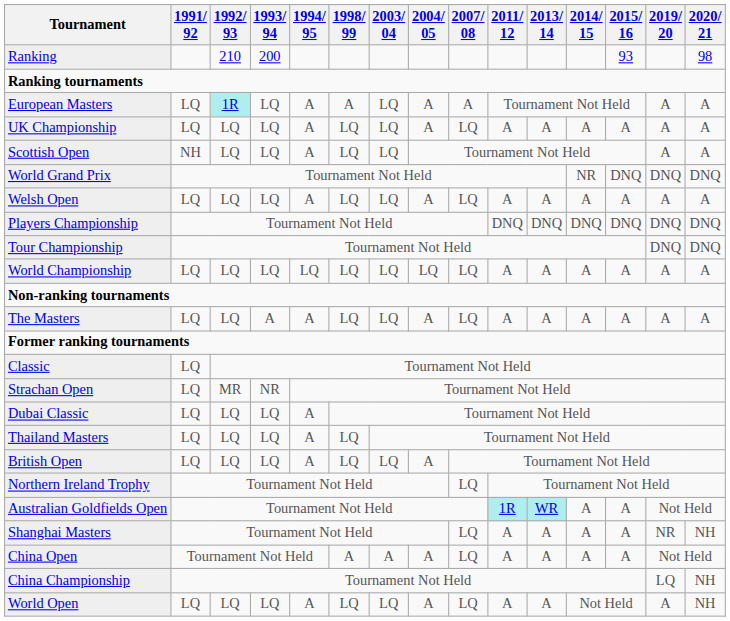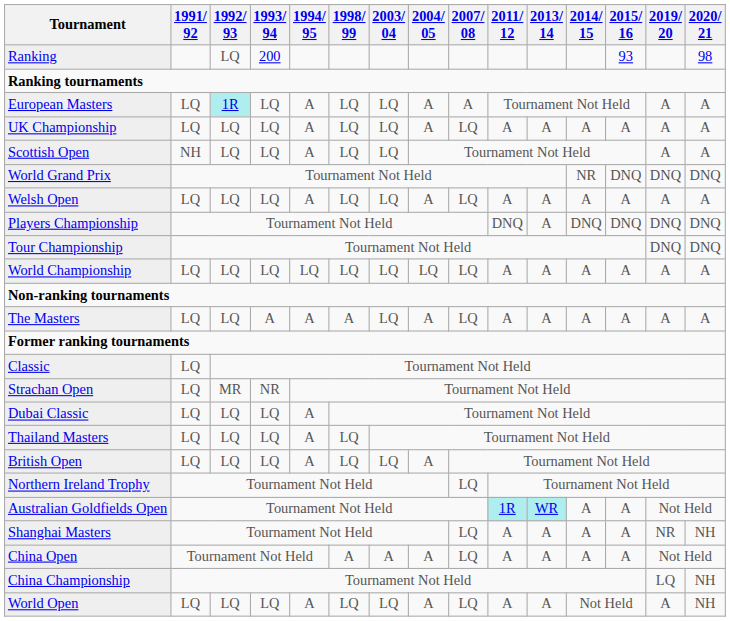(230, 56) 210 -> (230, 56) LQ
(349, 104) A -> (349, 104) LQ
(547, 223) DNQ -> (547, 223) A
(349, 318) LQ -> (349, 318) A
